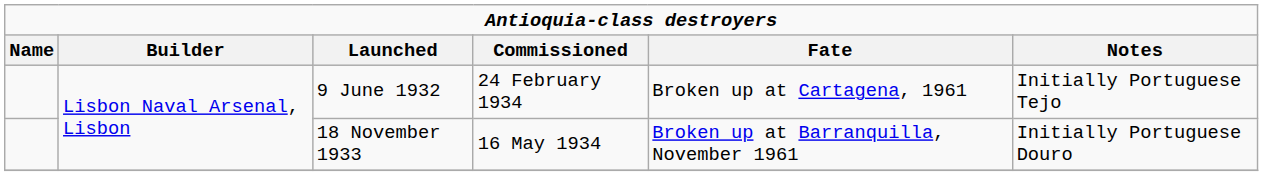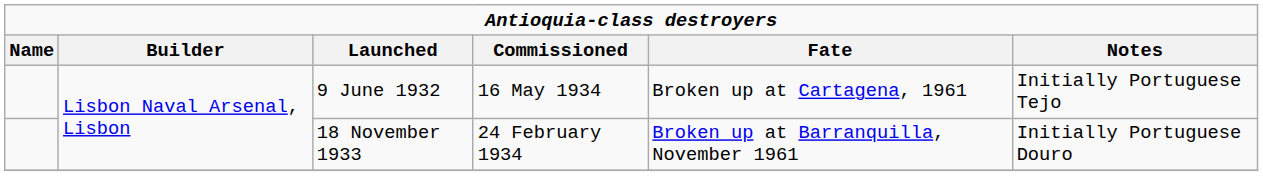(539, 92) 24 February 1934 -> (539, 92) 16 May 1934
(539, 144) 16 May 1934 -> (539, 144) 24 February 1934
